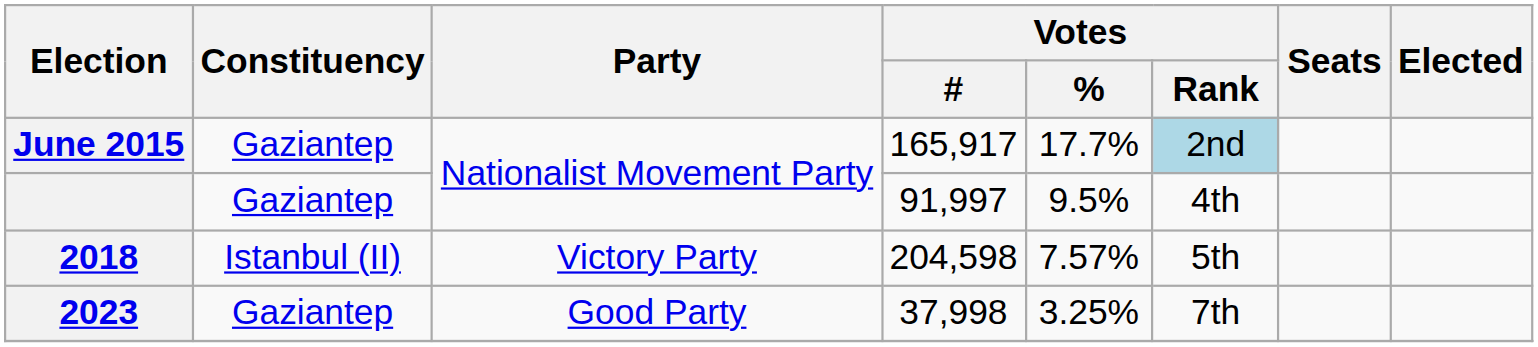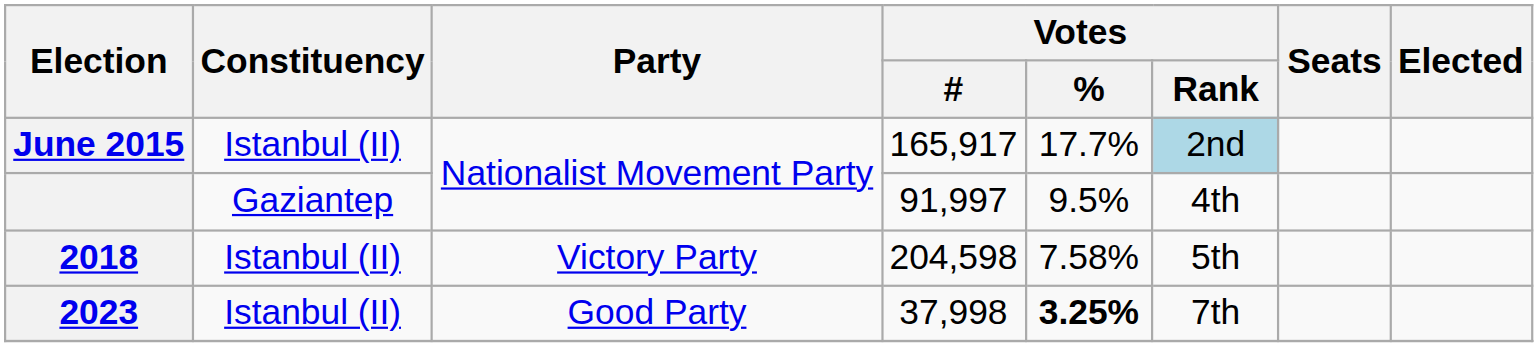(313, 144) Gaziantep -> (313, 144) Istanbul (II)
(1089, 256) 7.57% -> (1089, 256) 7.58%
(313, 312) Gaziantep -> (313, 312) Istanbul (II)
(1089, 312) normal -> (1089, 312) bold
